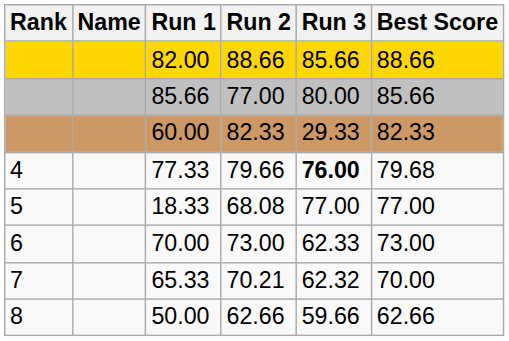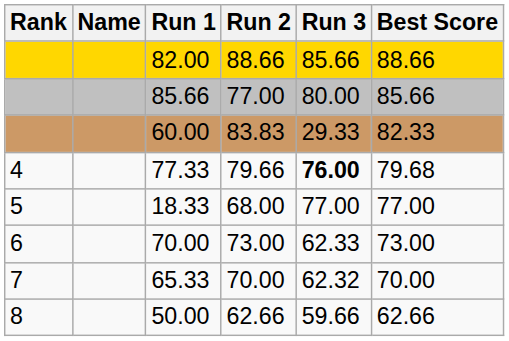(256, 133) 82.33 -> (256, 133) 83.83
(256, 206) 68.08 -> (256, 206) 68.00
(256, 280) 70.21 -> (256, 280) 70.00
